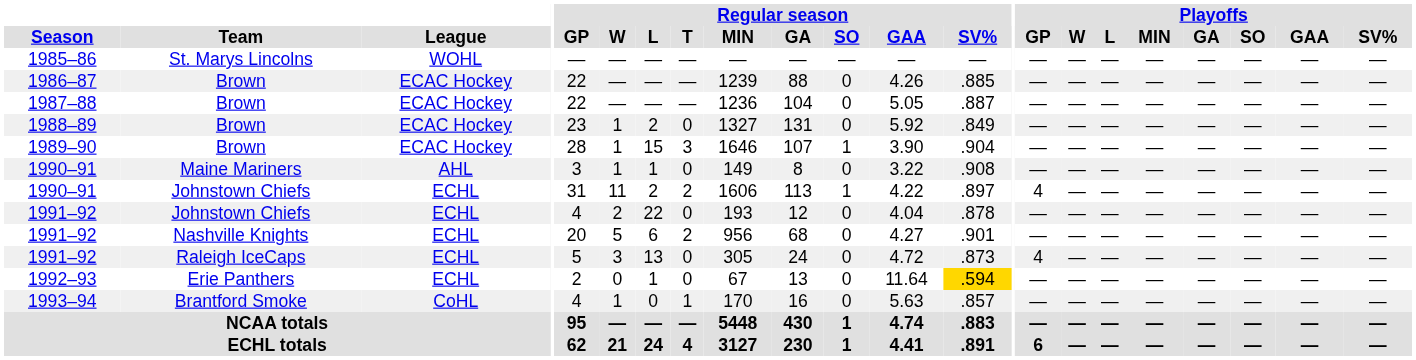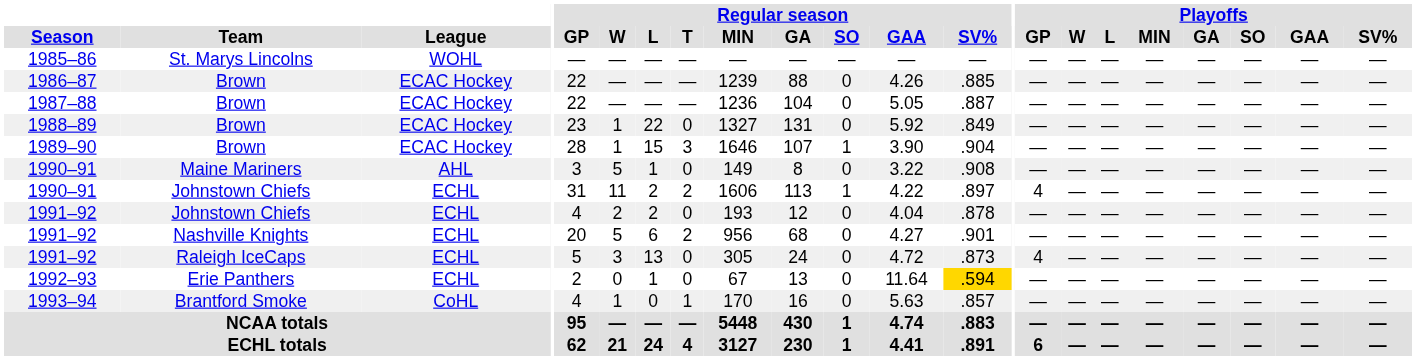(653, 124) 2 -> (653, 124) 22
(617, 168) 1 -> (617, 168) 5
(653, 212) 22 -> (653, 212) 2
